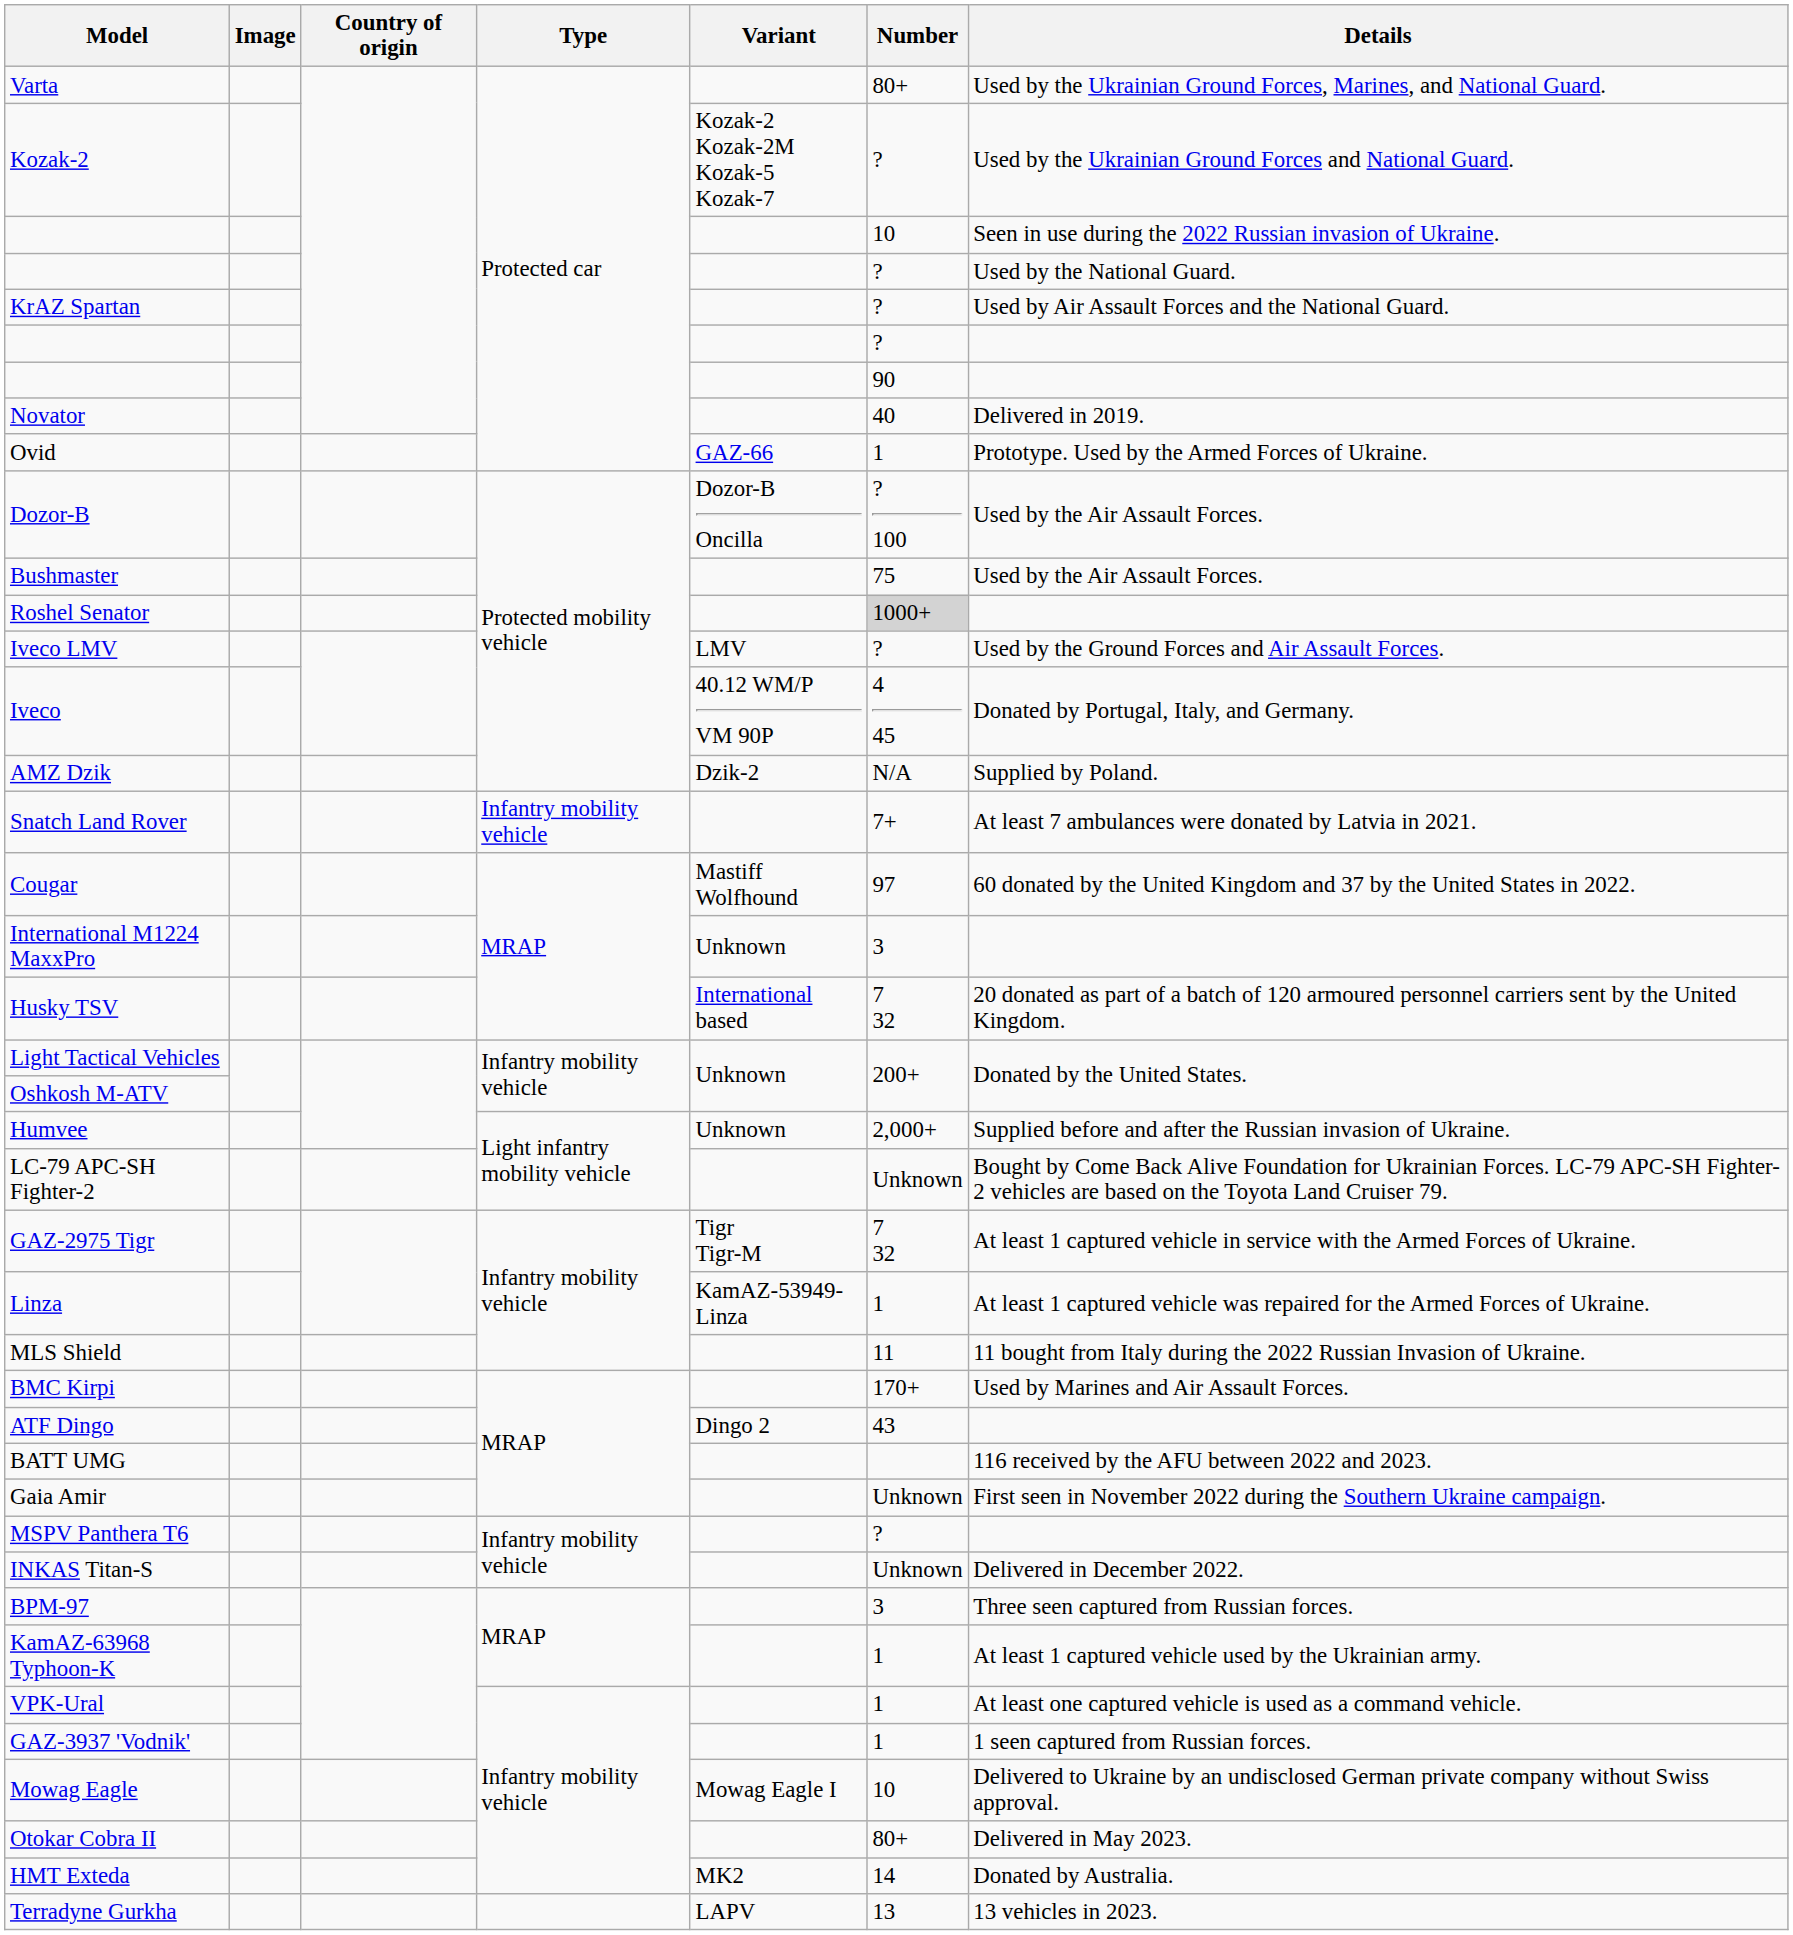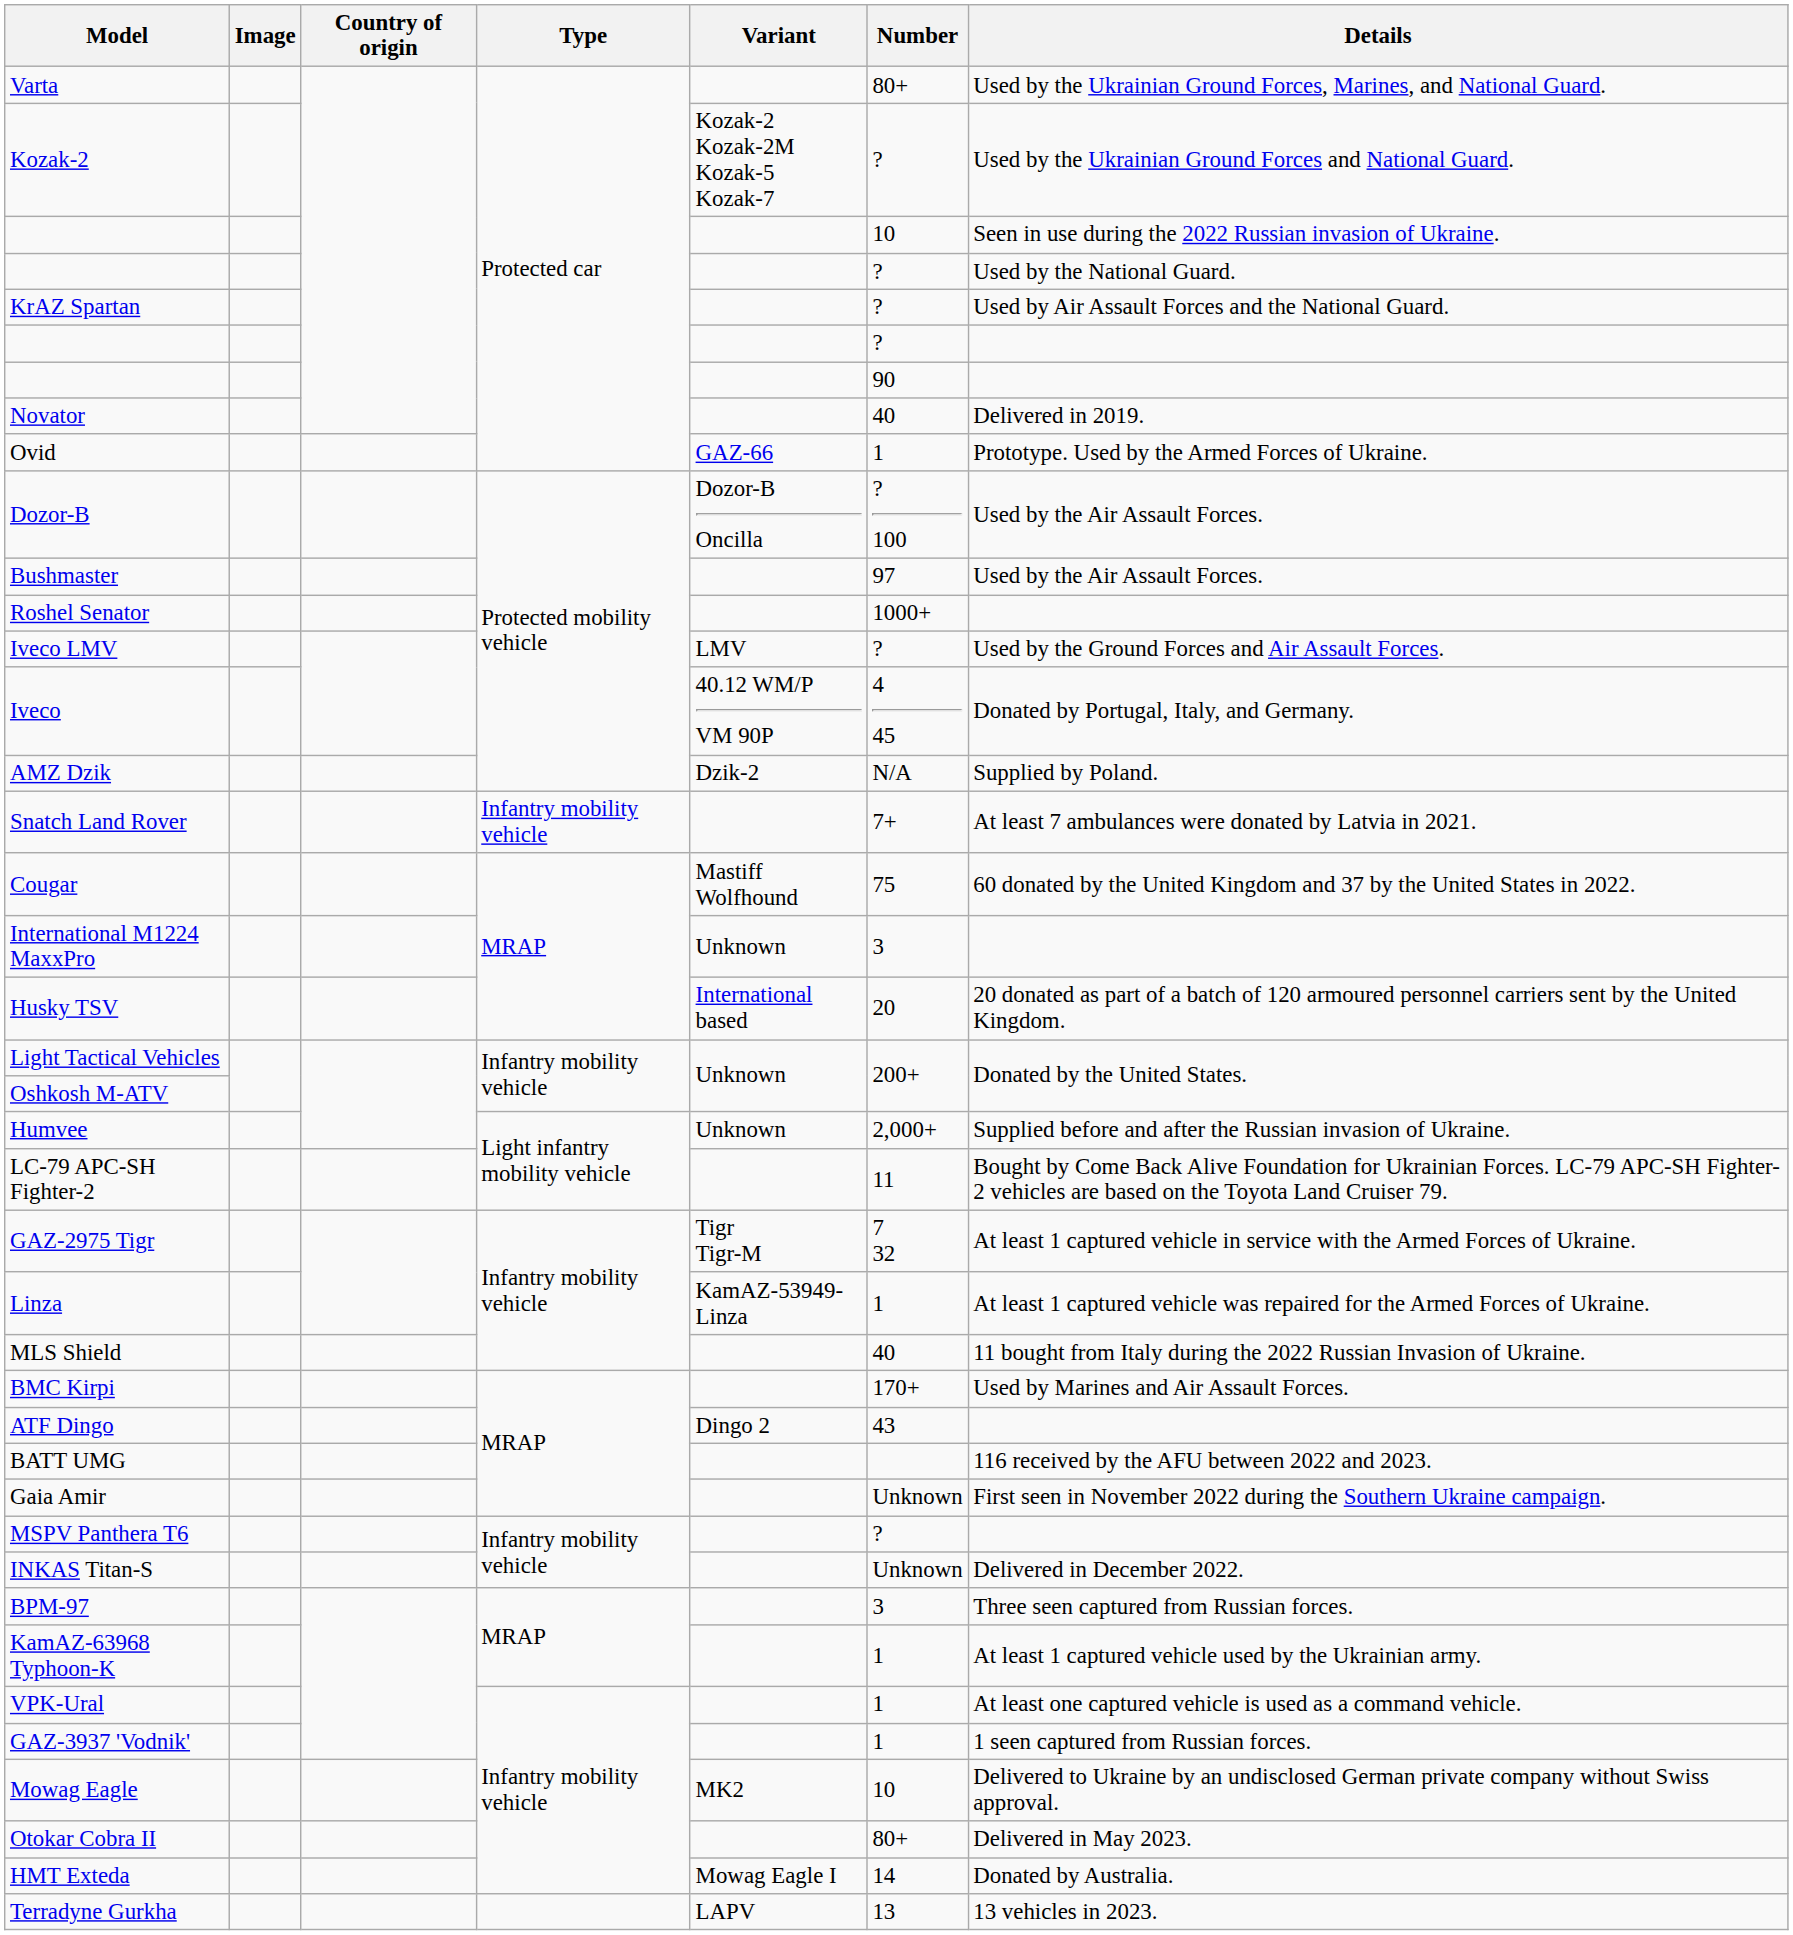(884, 576) 75 -> (884, 576) 97
(902, 612) lightgrey background -> (902, 612) no background
(884, 884) 97 -> (884, 884) 75
(884, 1008) 7 32 -> (884, 1008) 20
(918, 1178) Unknown -> (883, 1178) 11
(883, 1352) 11 -> (884, 1352) 40
(766, 1789) Mowag Eagle I -> (720, 1789) MK2
(720, 1875) MK2 -> (766, 1875) Mowag Eagle I
